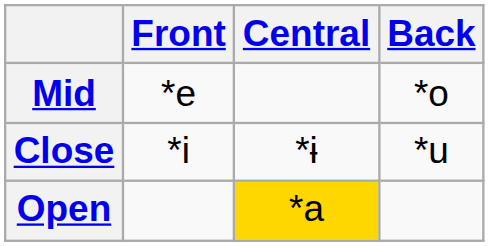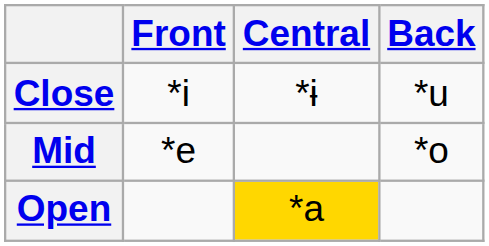rows swapped: (64, 151) <-> (64, 92)
